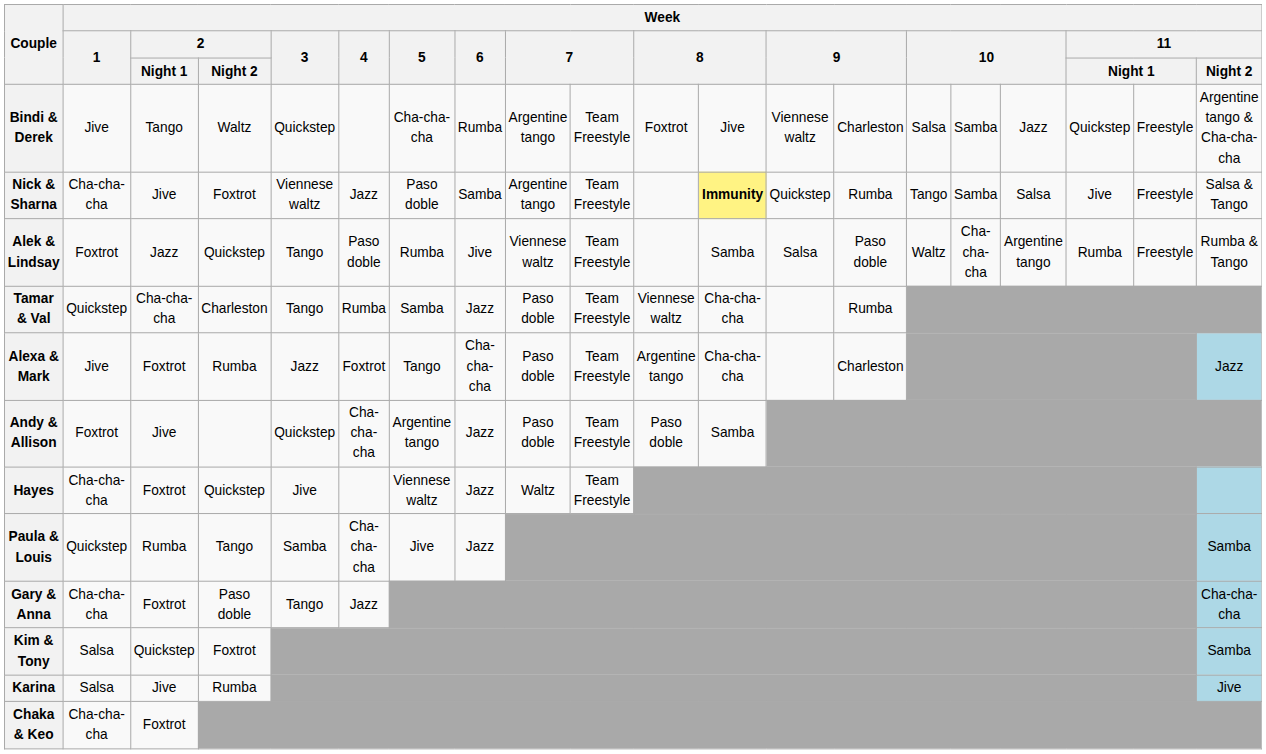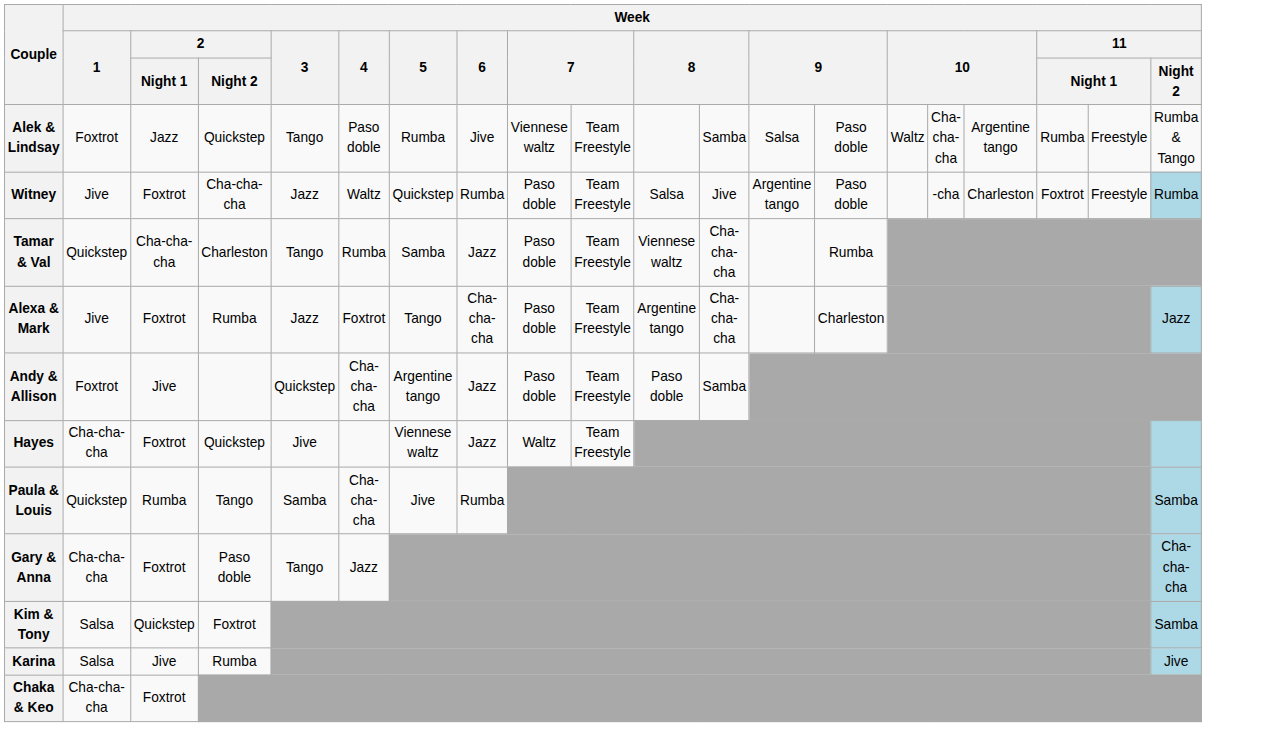- row: (34, 127)
- row: (34, 194)
+ row: (34, 194)
(480, 547) Jazz -> (482, 500) Rumba
